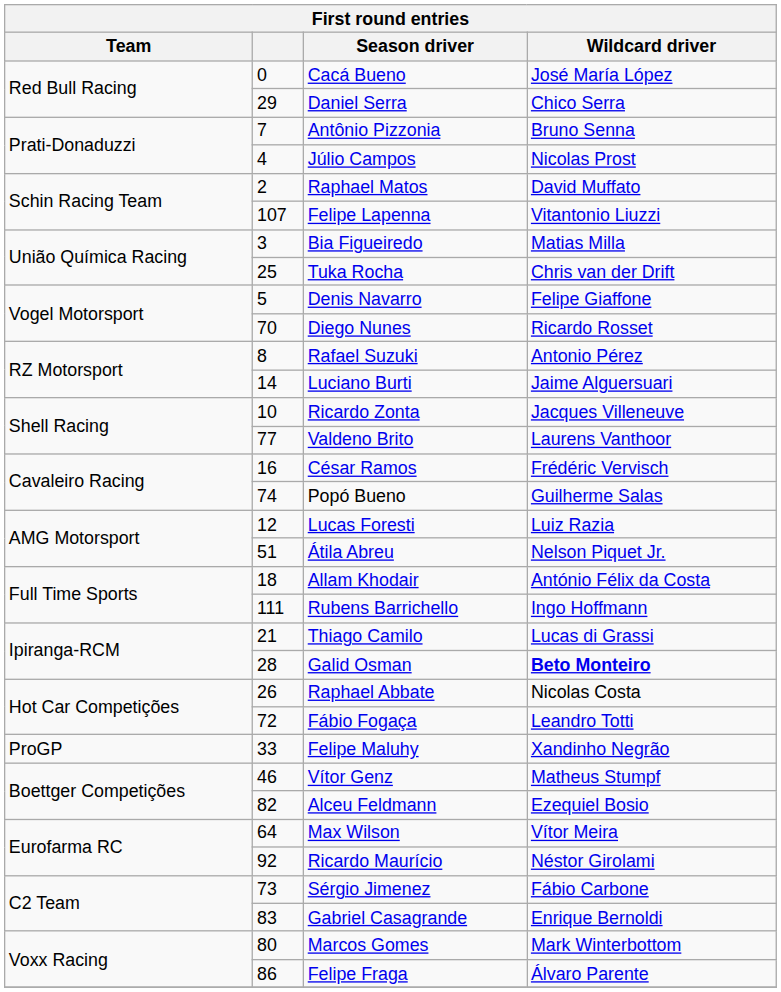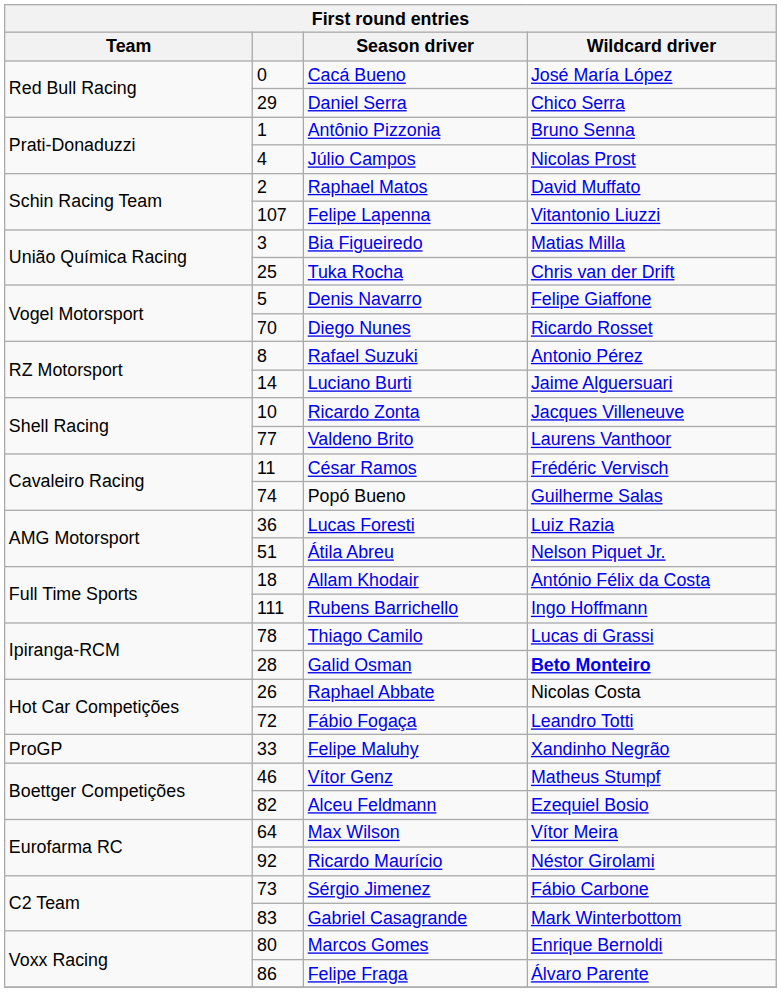(262, 131) 7 -> (262, 131) 1
(267, 468) 16 -> (266, 468) 11
(267, 524) 12 -> (267, 524) 36
(267, 636) 21 -> (267, 636) 78
(597, 917) Enrique Bernoldi -> (606, 917) Mark Winterbottom
(606, 945) Mark Winterbottom -> (597, 945) Enrique Bernoldi
